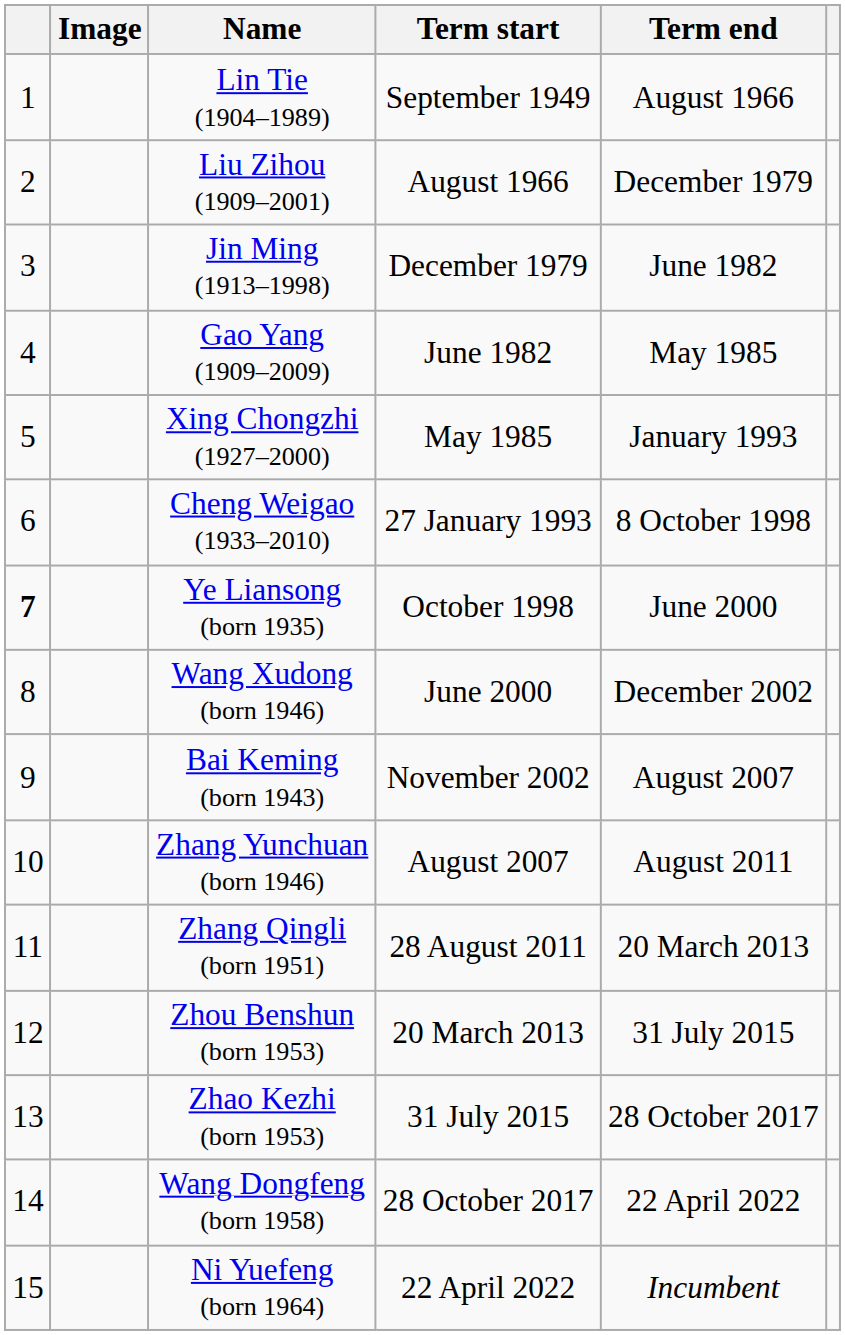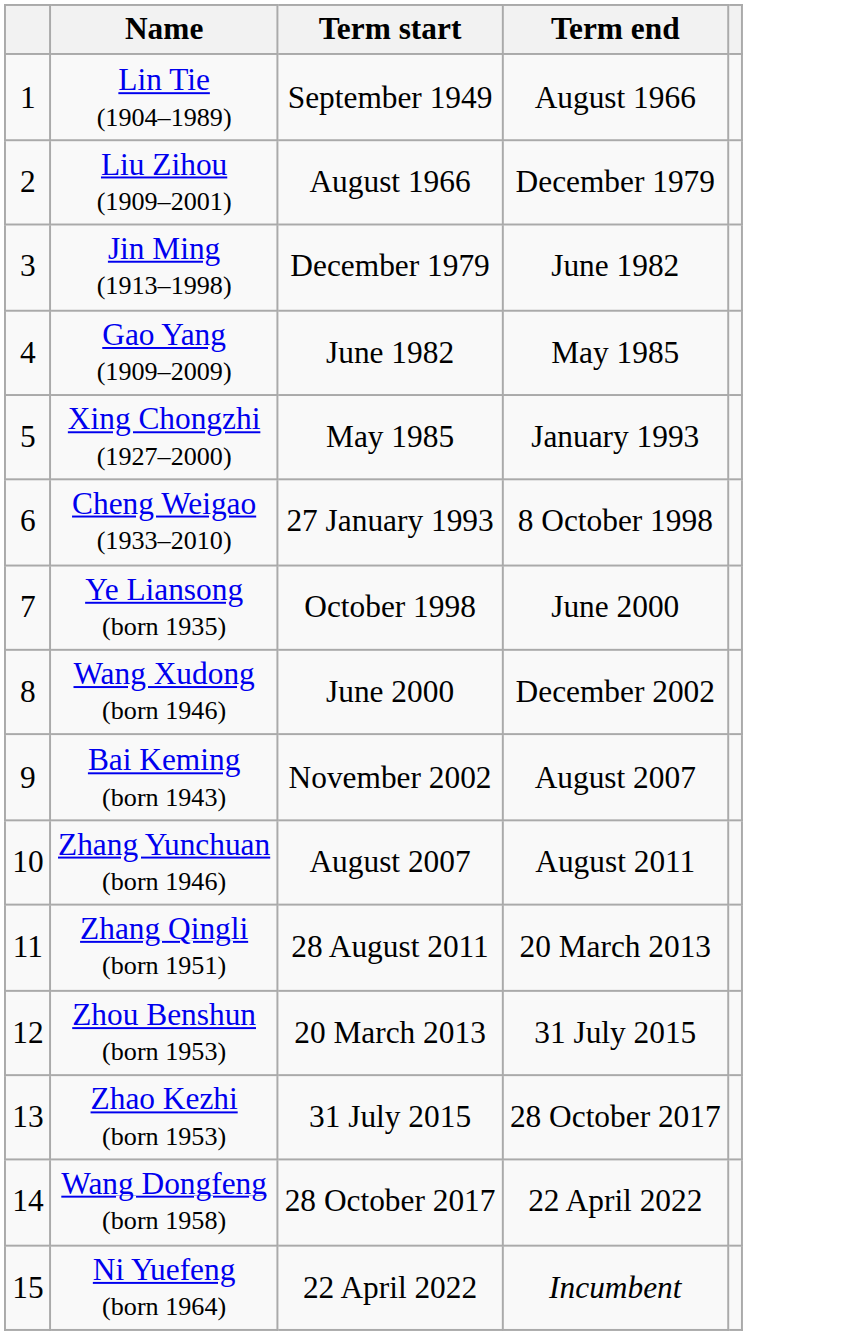- column: (100, 29)
(28, 606) bold -> (28, 606) normal
